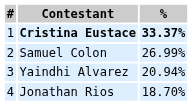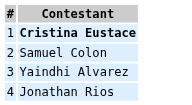- column: (163, 14)
